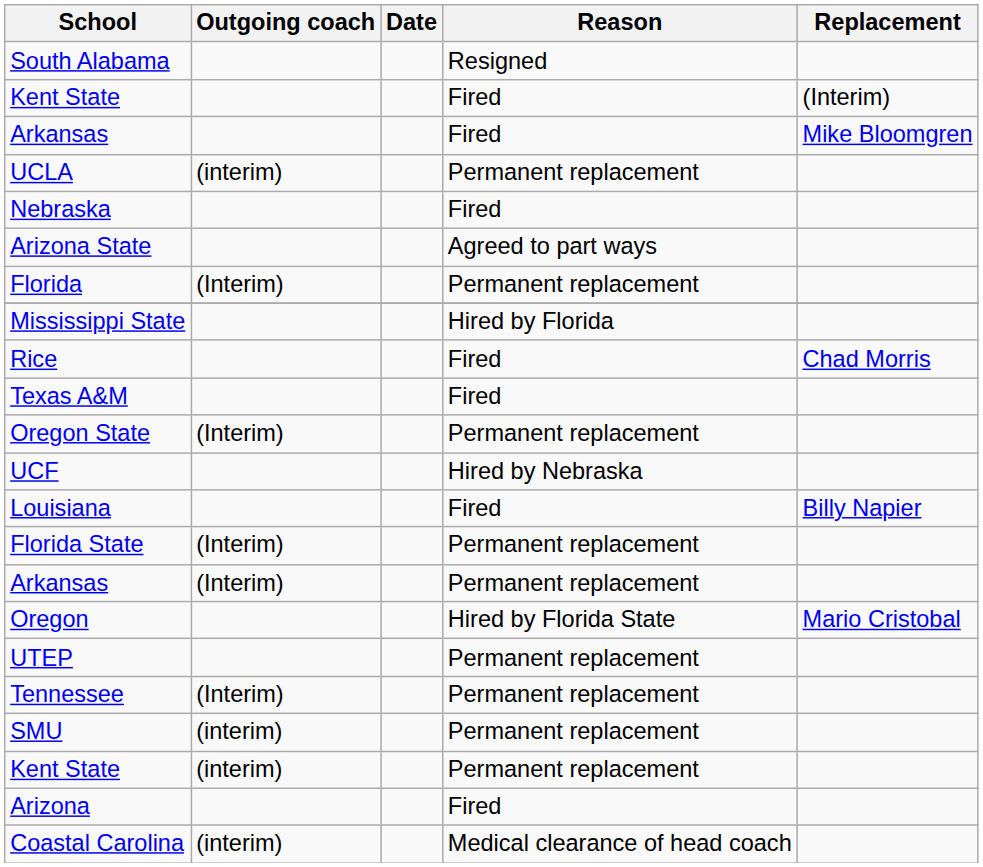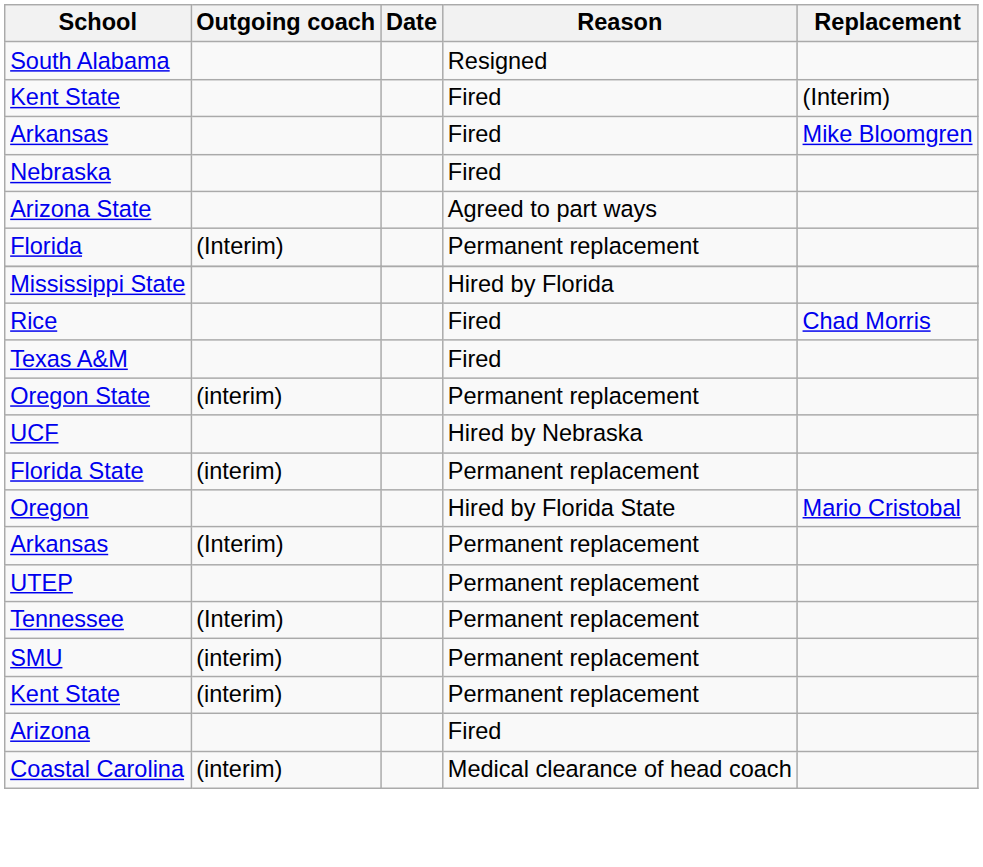- row: (42, 172)
(240, 433) (Interim) -> (239, 396) (interim)
- row: (61, 508)
(240, 545) (Interim) -> (239, 470) (interim)
rows swapped: (49, 619) <-> (59, 582)
